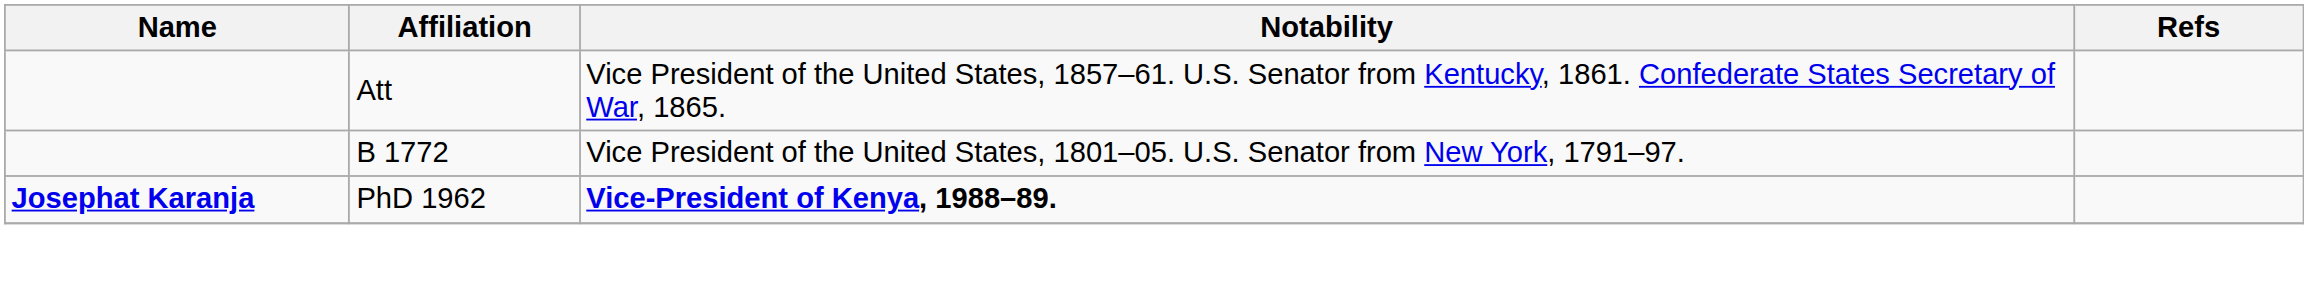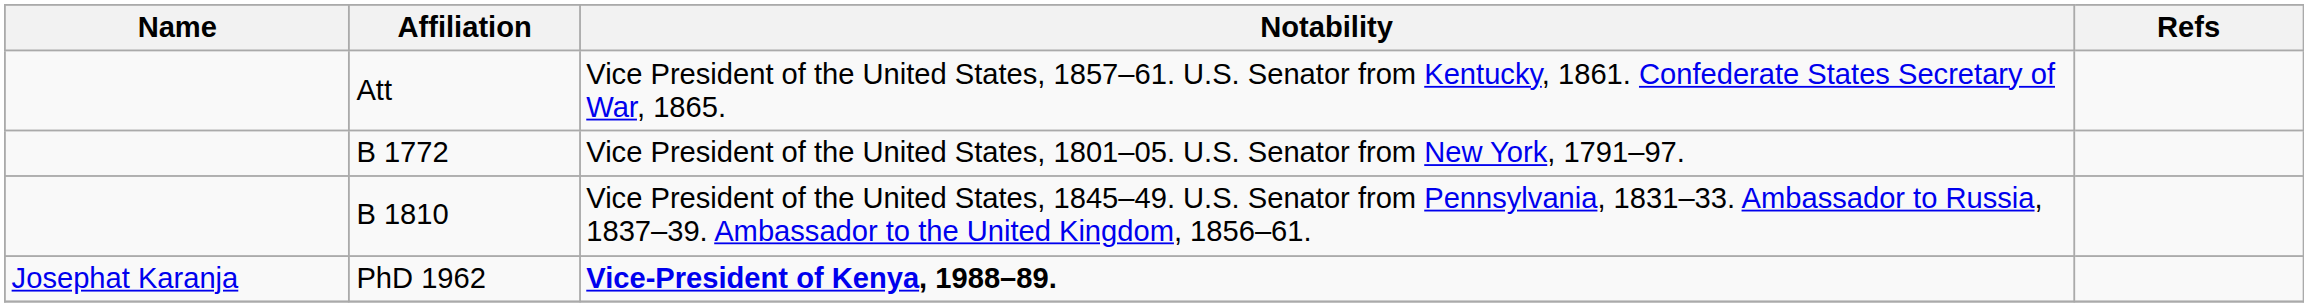+ row: (403, 215)
(133, 198) bold -> (125, 277) normal
